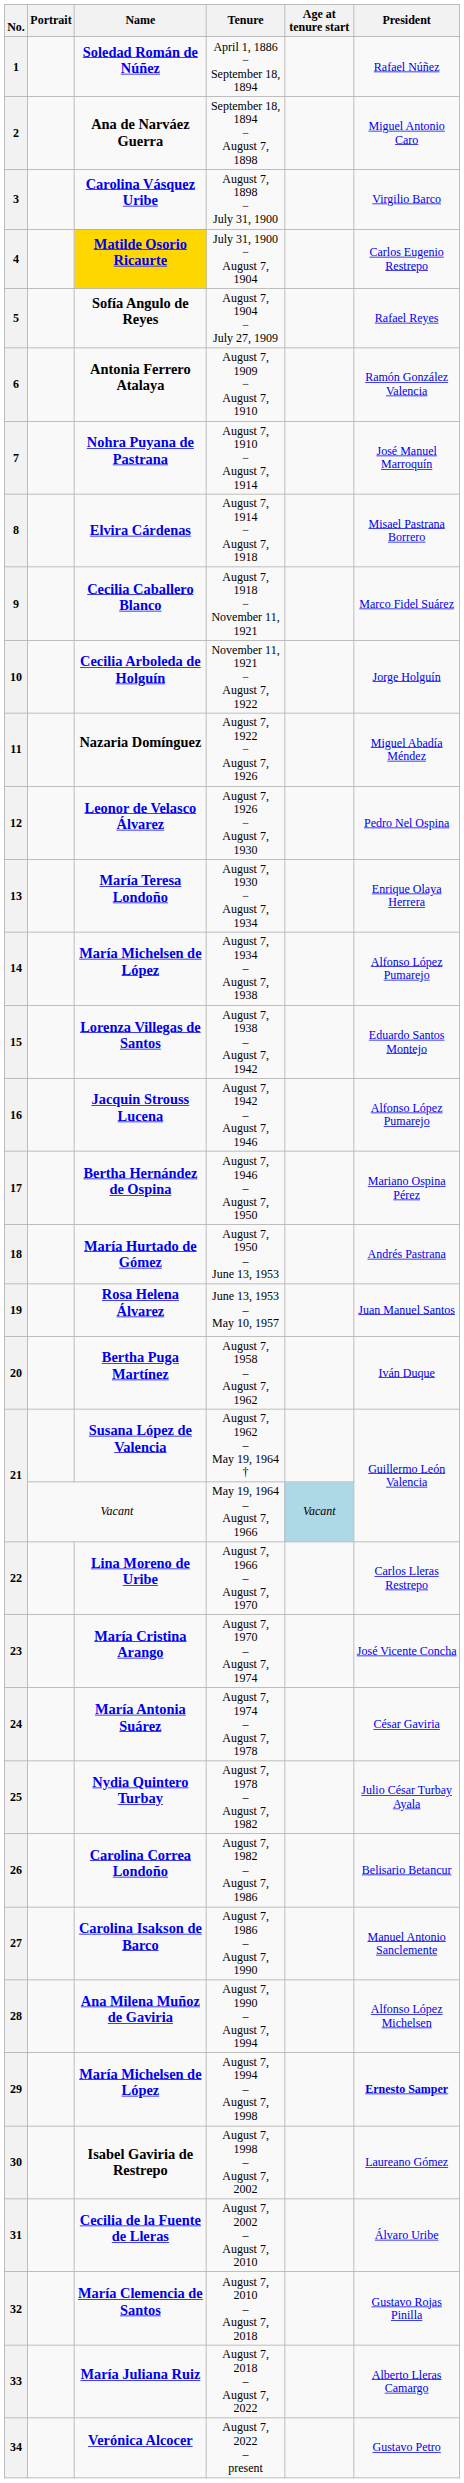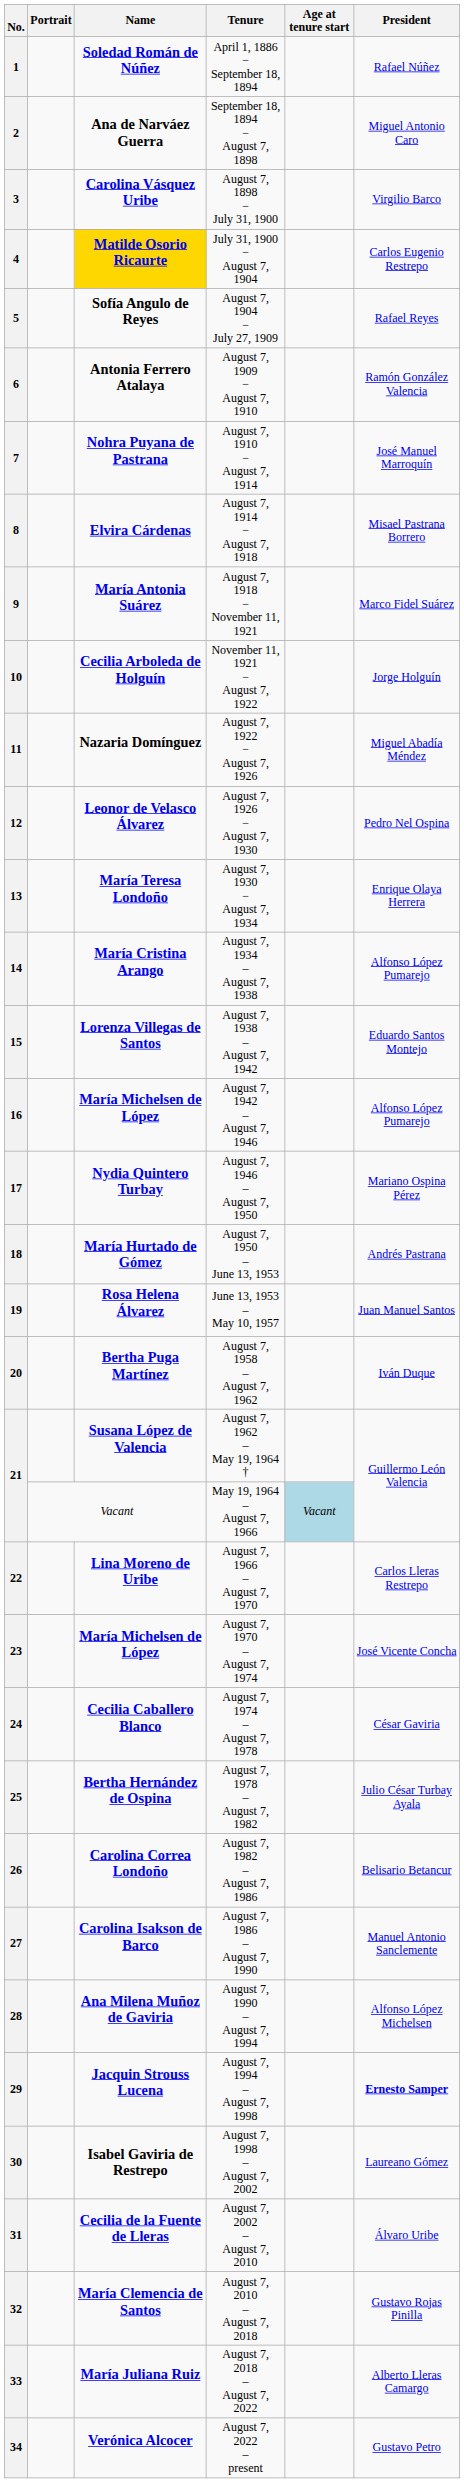(140, 597) Cecilia Caballero Blanco -> (140, 597) María Antonia Suárez
(140, 962) María Michelsen de López -> (140, 962) María Cristina Arango
(140, 1108) Jacquin Strouss Lucena -> (140, 1108) María Michelsen de López
(140, 1181) Bertha Hernández de Ospina -> (140, 1181) Nydia Quintero Turbay
(140, 1644) María Cristina Arango -> (140, 1644) María Michelsen de López
(140, 1717) María Antonia Suárez -> (140, 1717) Cecilia Caballero Blanco
(140, 1790) Nydia Quintero Turbay -> (140, 1790) Bertha Hernández de Ospina
(140, 2082) María Michelsen de López -> (140, 2082) Jacquin Strouss Lucena
